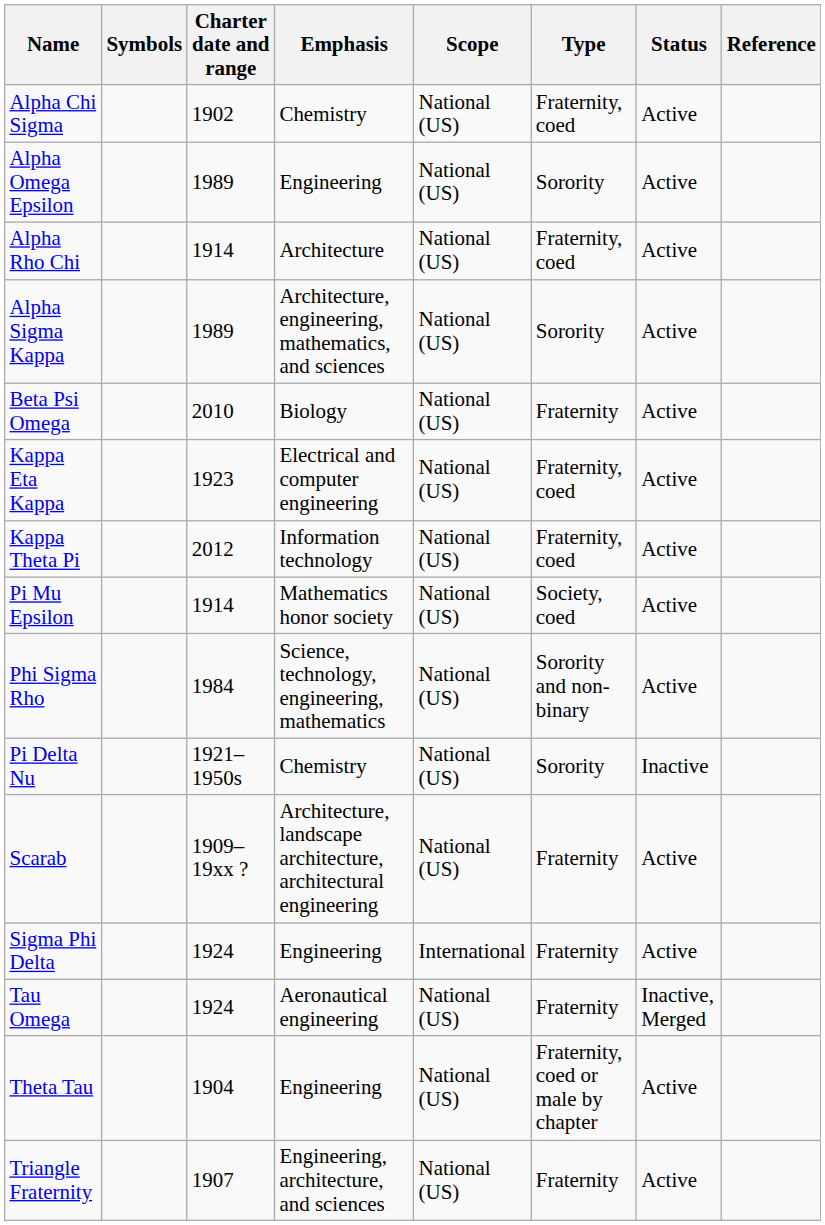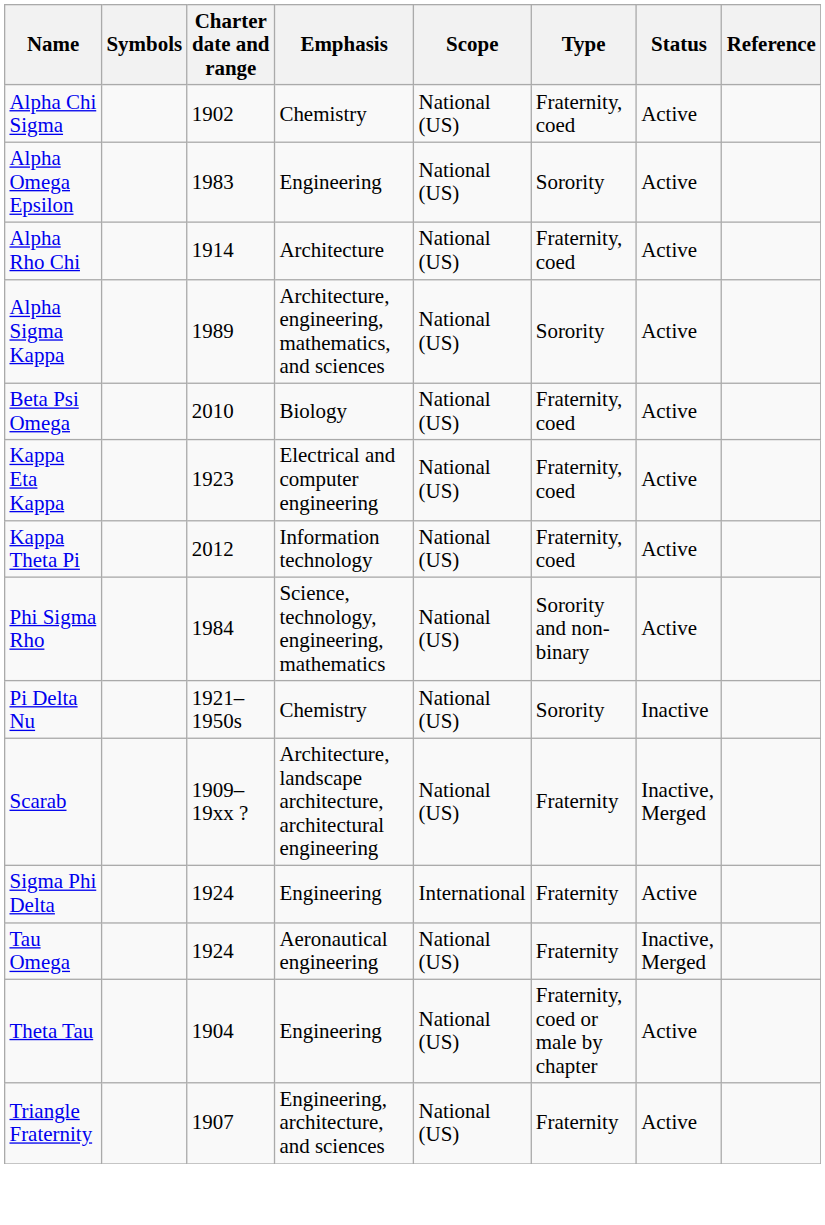(213, 181) 1989 -> (213, 181) 1983
(577, 411) Fraternity -> (579, 411) Fraternity, coed
- row: (42, 605)
(669, 858) Active -> (678, 801) Inactive, Merged
